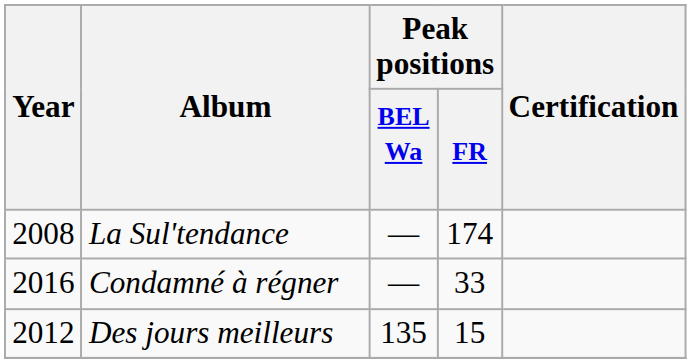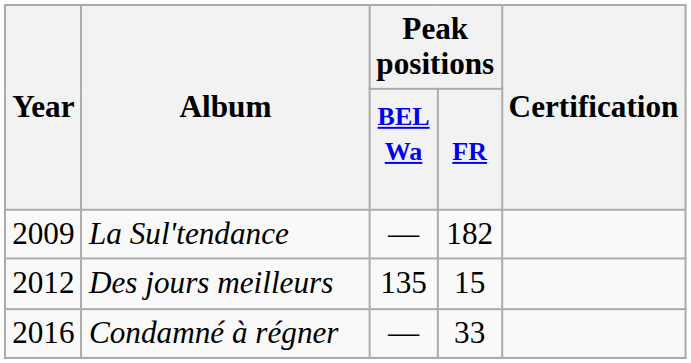(43, 233) 2008 -> (43, 233) 2009
(470, 233) 174 -> (470, 233) 182
rows swapped: (211, 332) <-> (214, 282)
